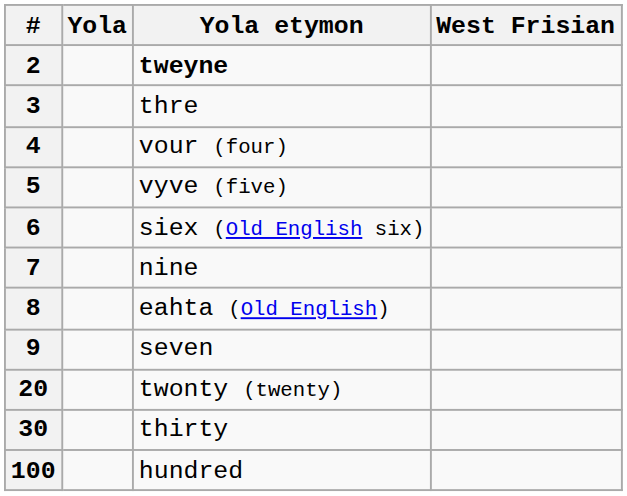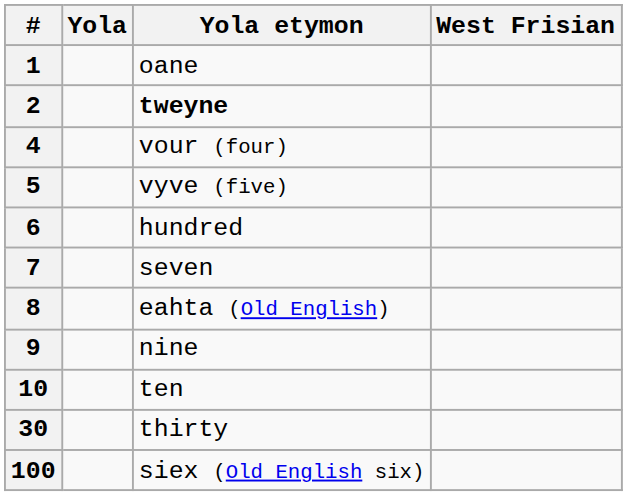+ row: (33, 66)
- row: (33, 106)
(282, 228) siex (Old English six) -> (191, 228) hundred
(169, 268) nine -> (176, 268) seven
(176, 349) seven -> (169, 349) nine
+ row: (33, 389)
- row: (33, 389)
(191, 470) hundred -> (282, 470) siex (Old English six)
